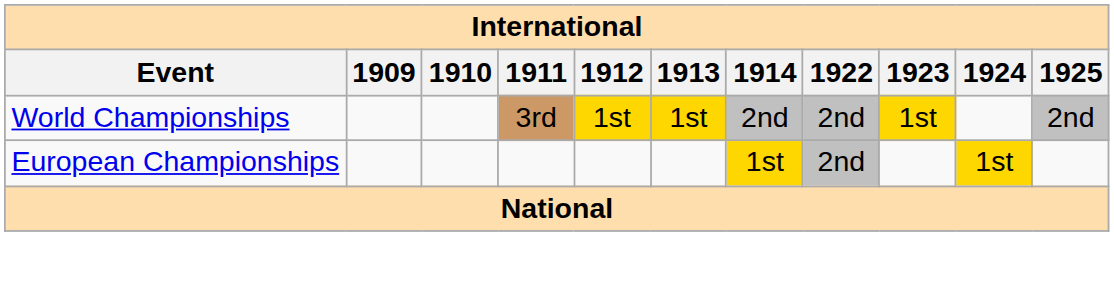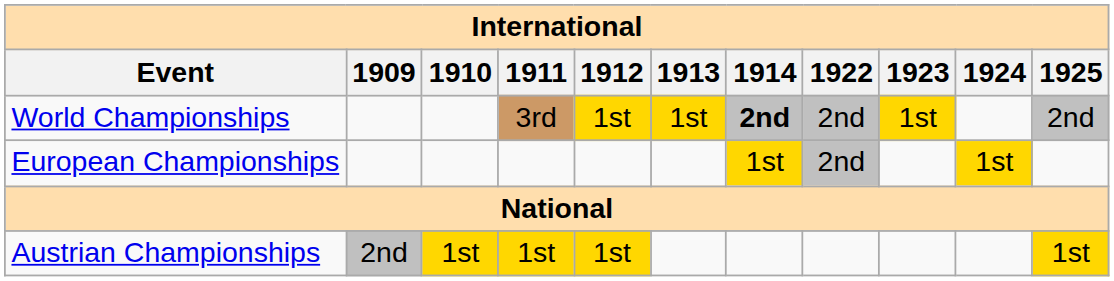(765, 117) normal -> (765, 117) bold
+ row: (166, 252)
